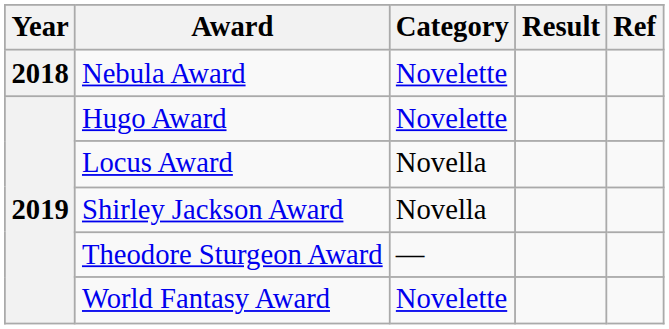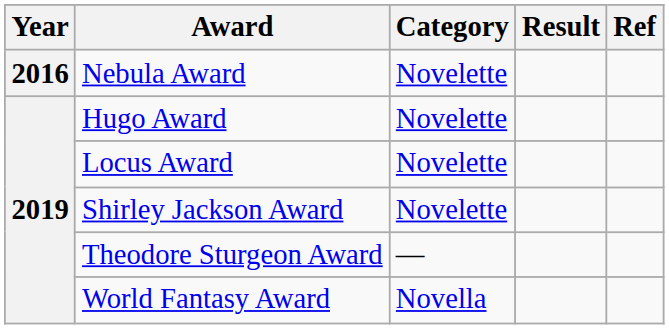(40, 72) 2018 -> (40, 72) 2016
(441, 163) Novella -> (452, 163) Novelette
(441, 208) Novella -> (452, 208) Novelette
(452, 299) Novelette -> (441, 299) Novella
